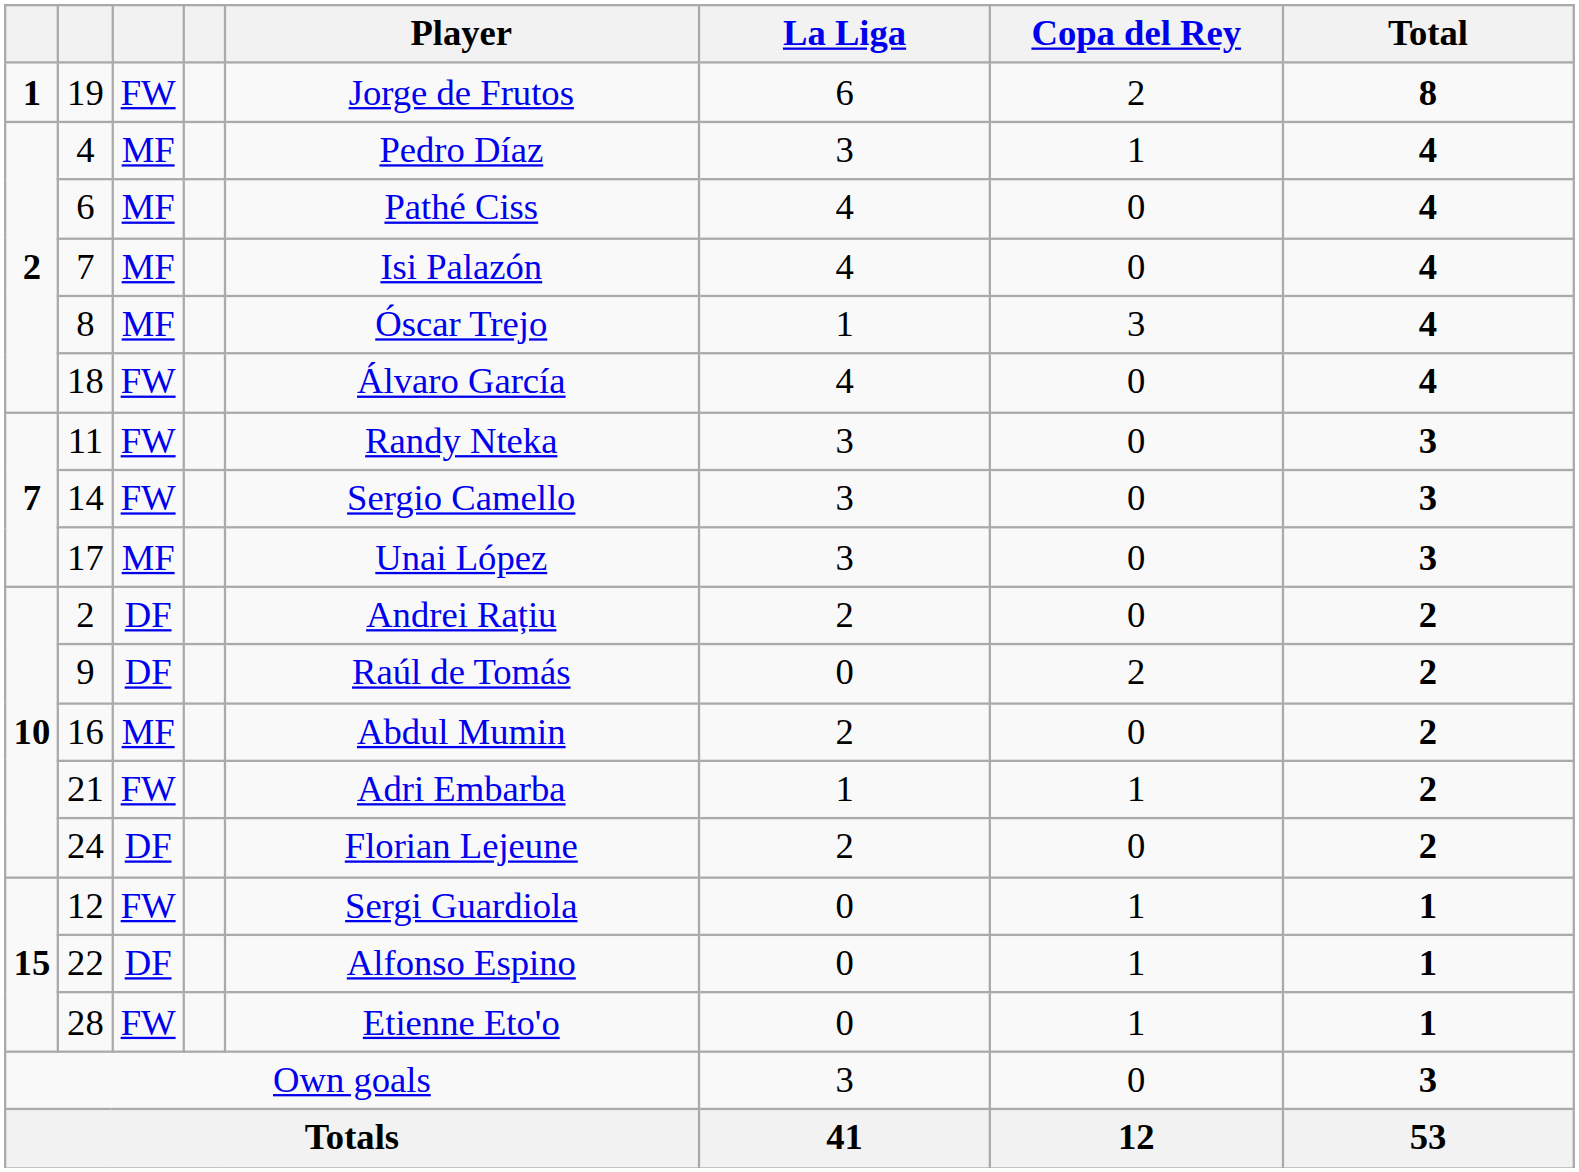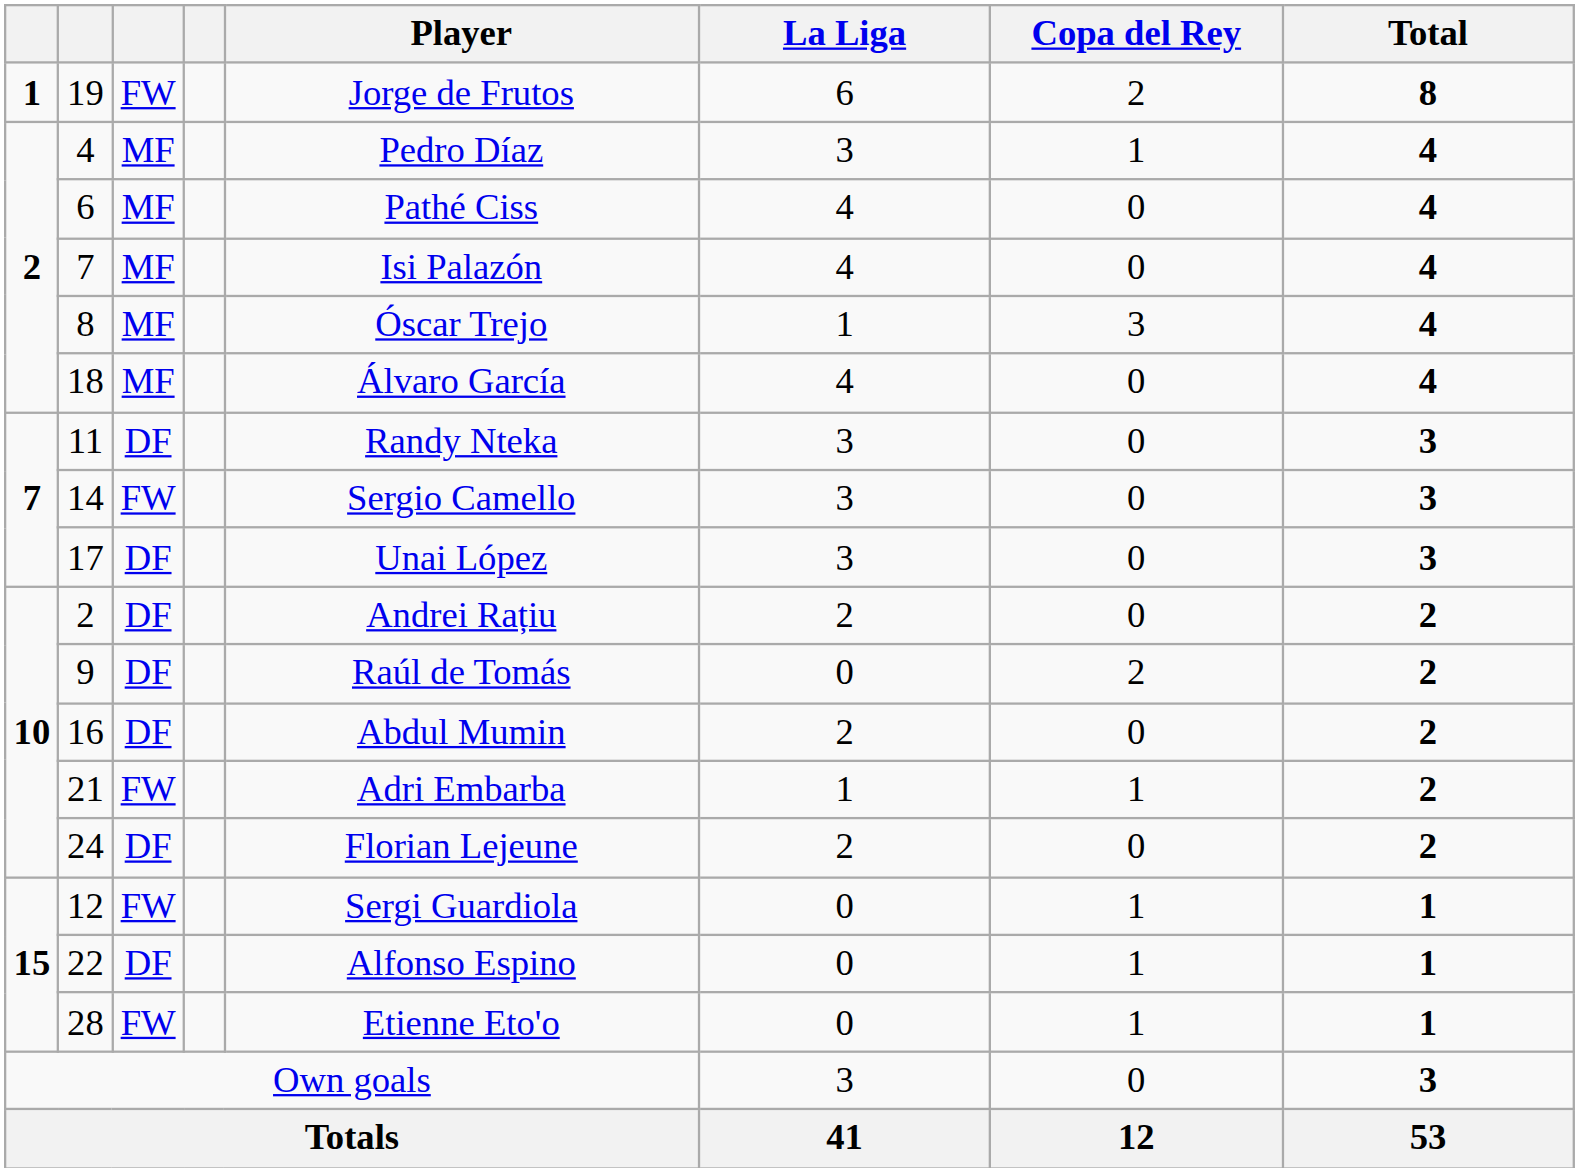(148, 382) FW -> (148, 382) MF
(148, 440) FW -> (148, 440) DF
(148, 556) MF -> (148, 556) DF
(148, 730) MF -> (148, 730) DF
